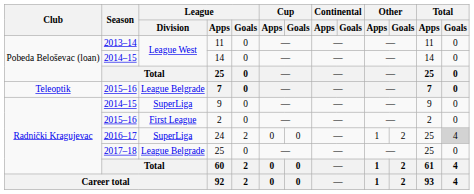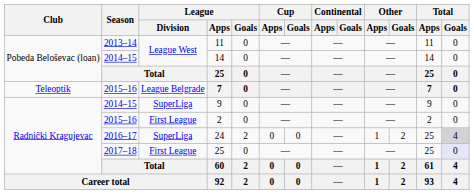(173, 151) League Belgrade -> (173, 151) First League
(455, 151) no background -> (455, 151) lavender background
